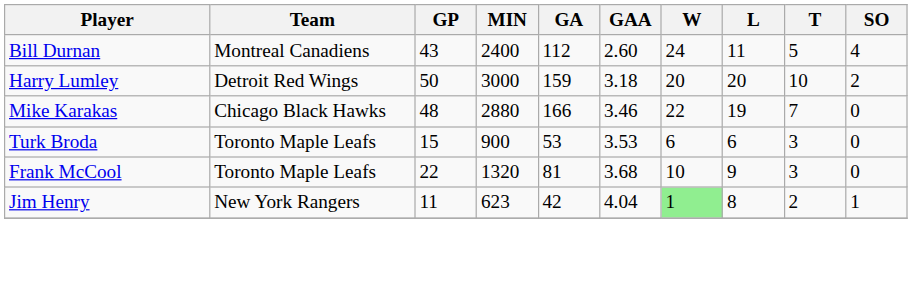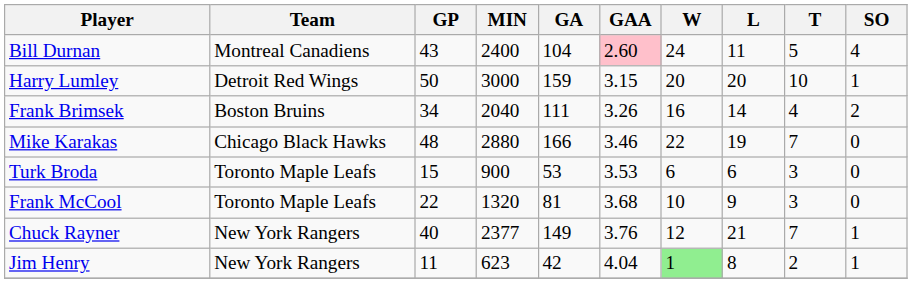(557, 50) 112 -> (557, 50) 104
(621, 50) no background -> (621, 50) pink background
(621, 80) 3.18 -> (621, 80) 3.15
(855, 80) 2 -> (855, 80) 1
+ row: (66, 111)
+ row: (64, 232)
